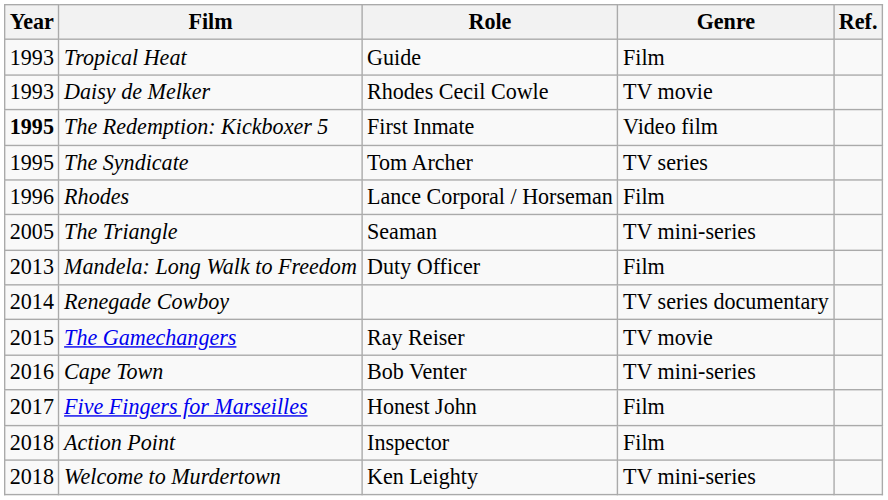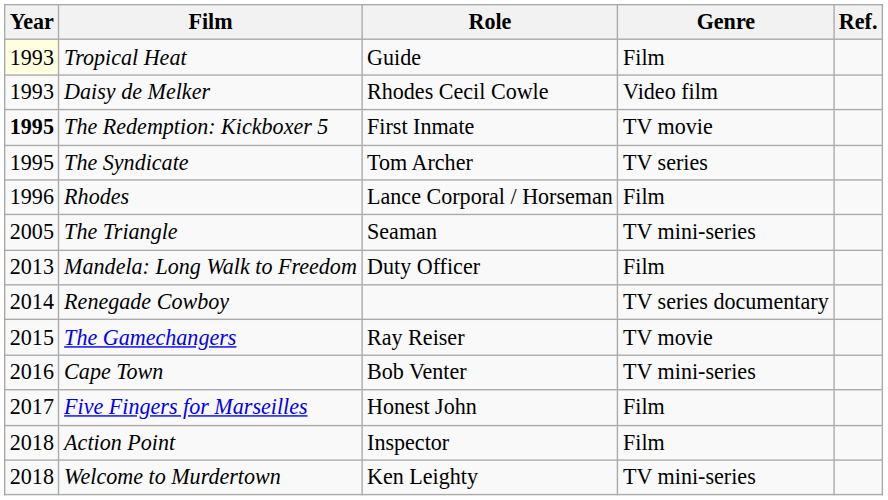(32, 57) no background -> (32, 57) lightyellow background
(668, 92) TV movie -> (671, 92) Video film
(671, 127) Video film -> (668, 127) TV movie
